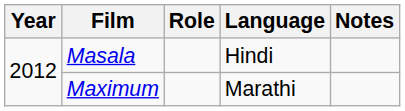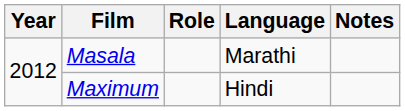(249, 55) Hindi -> (260, 55) Marathi
(260, 88) Marathi -> (249, 88) Hindi
